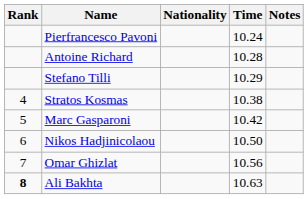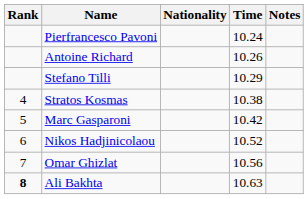(248, 57) 10.28 -> (248, 57) 10.26
(248, 141) 10.50 -> (248, 141) 10.52
